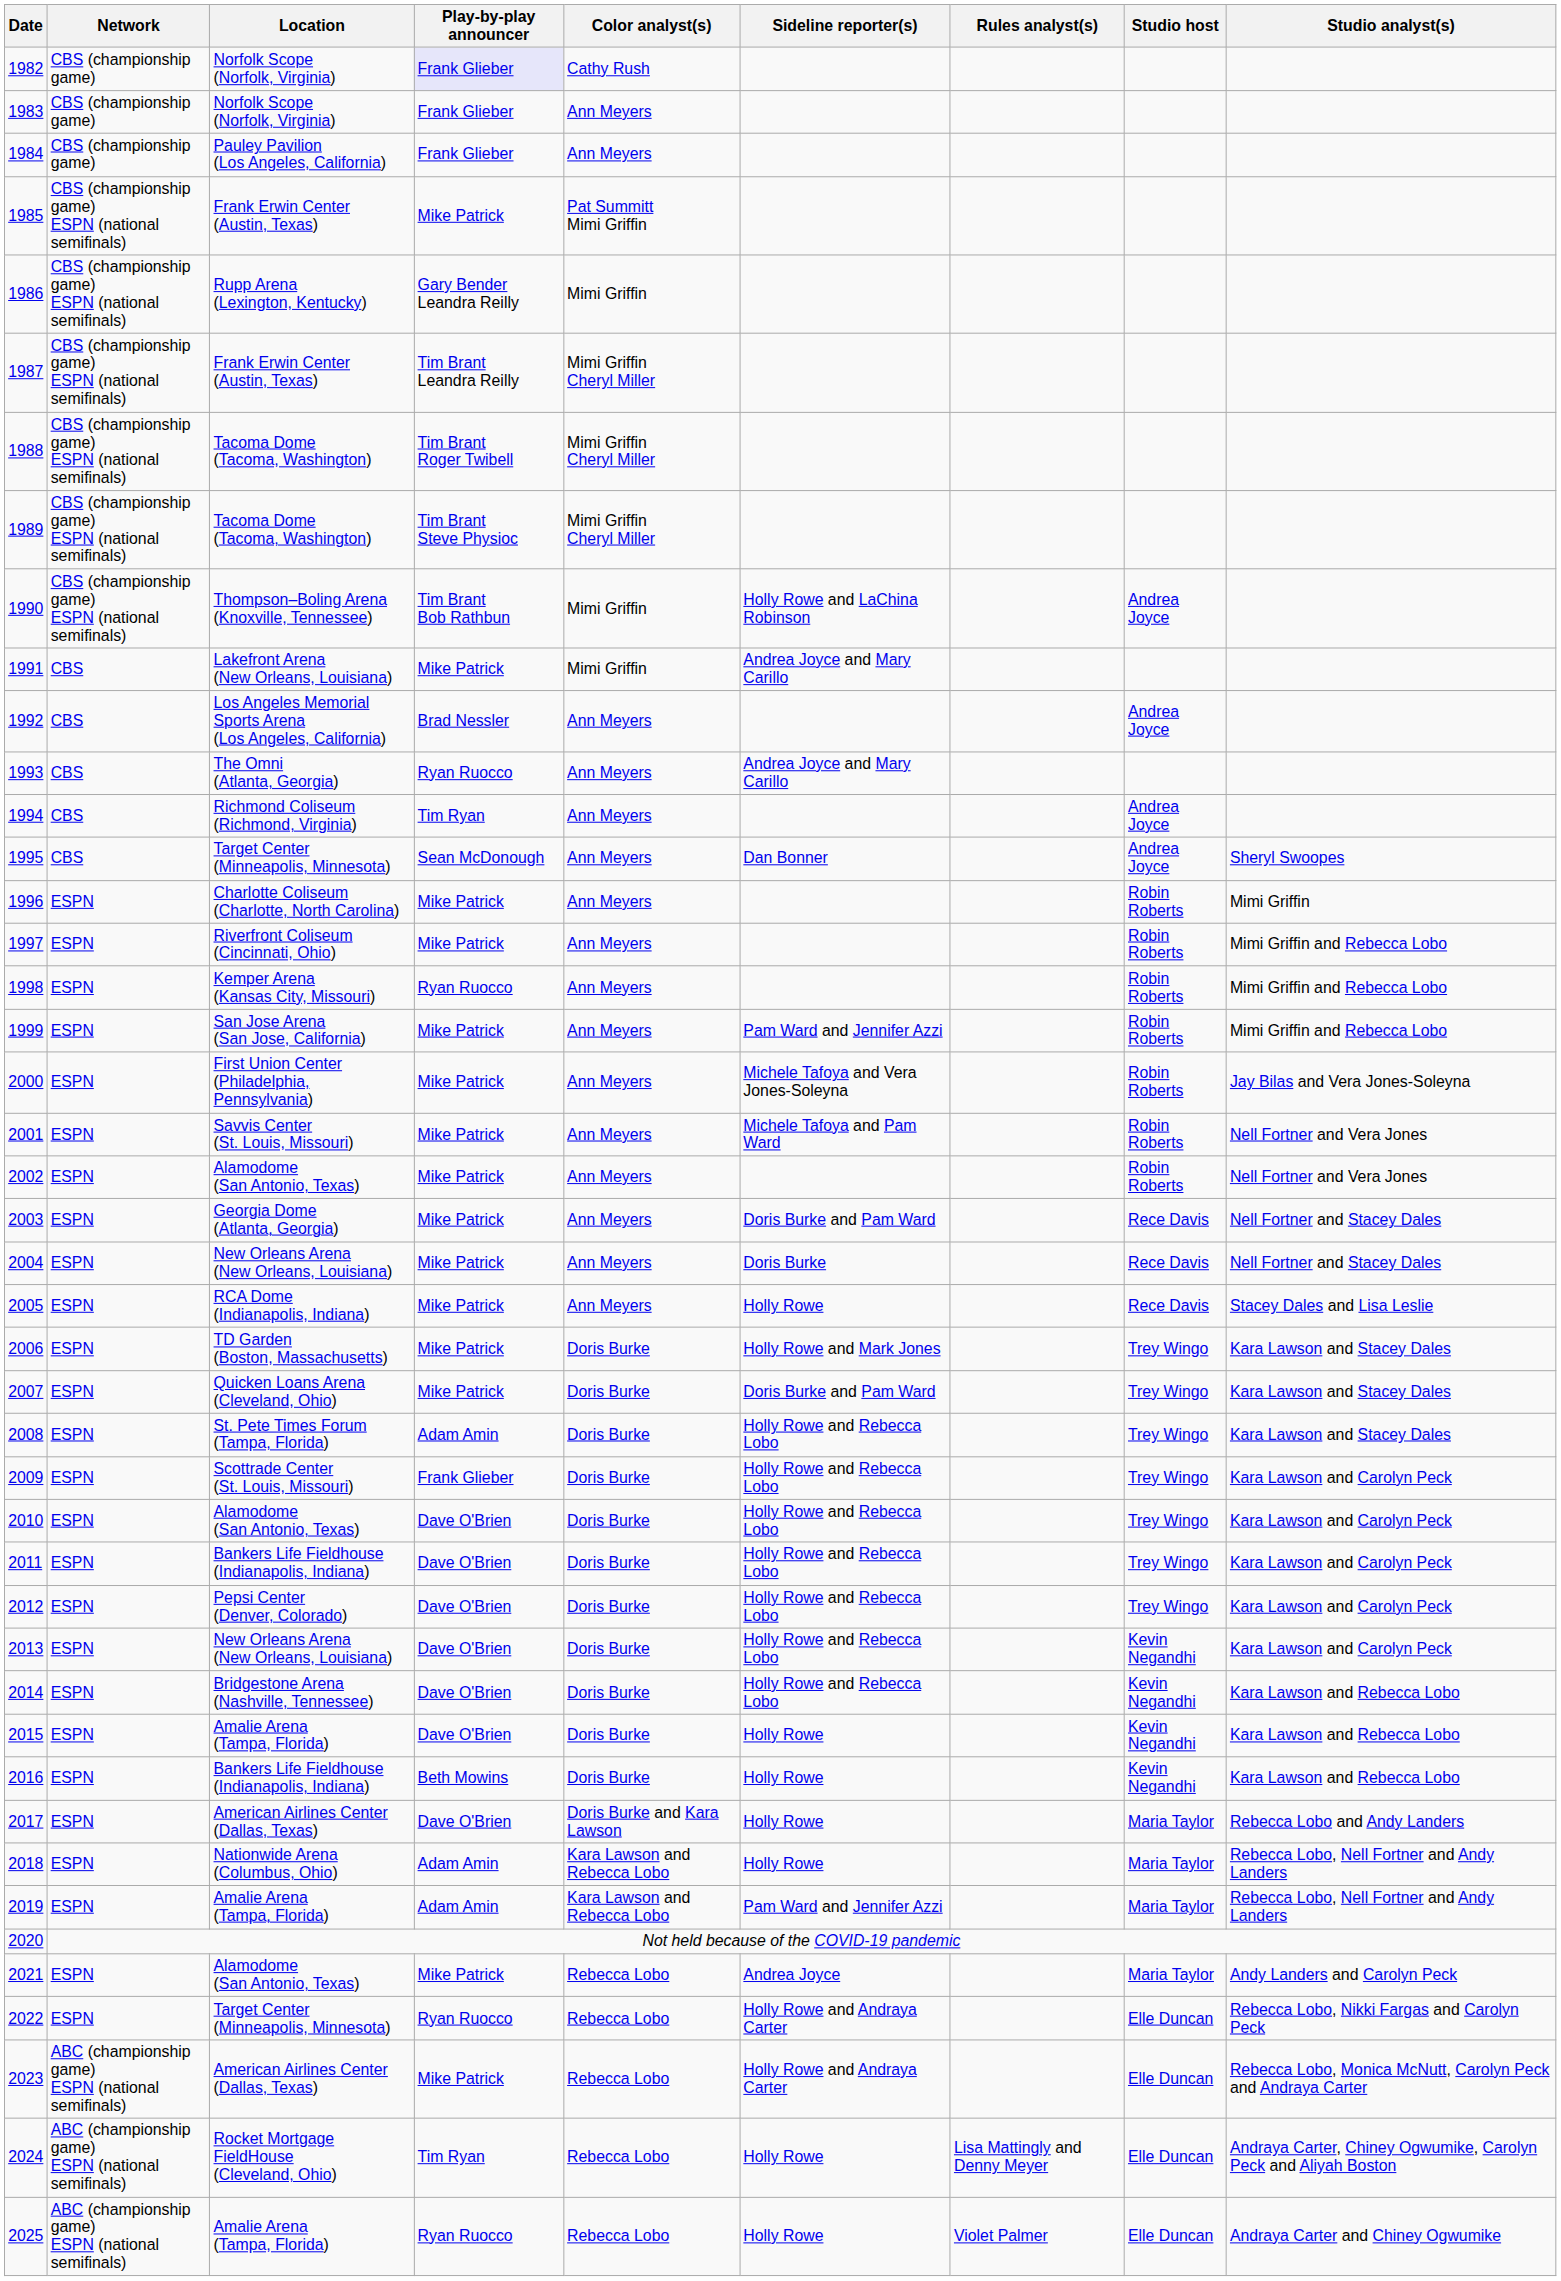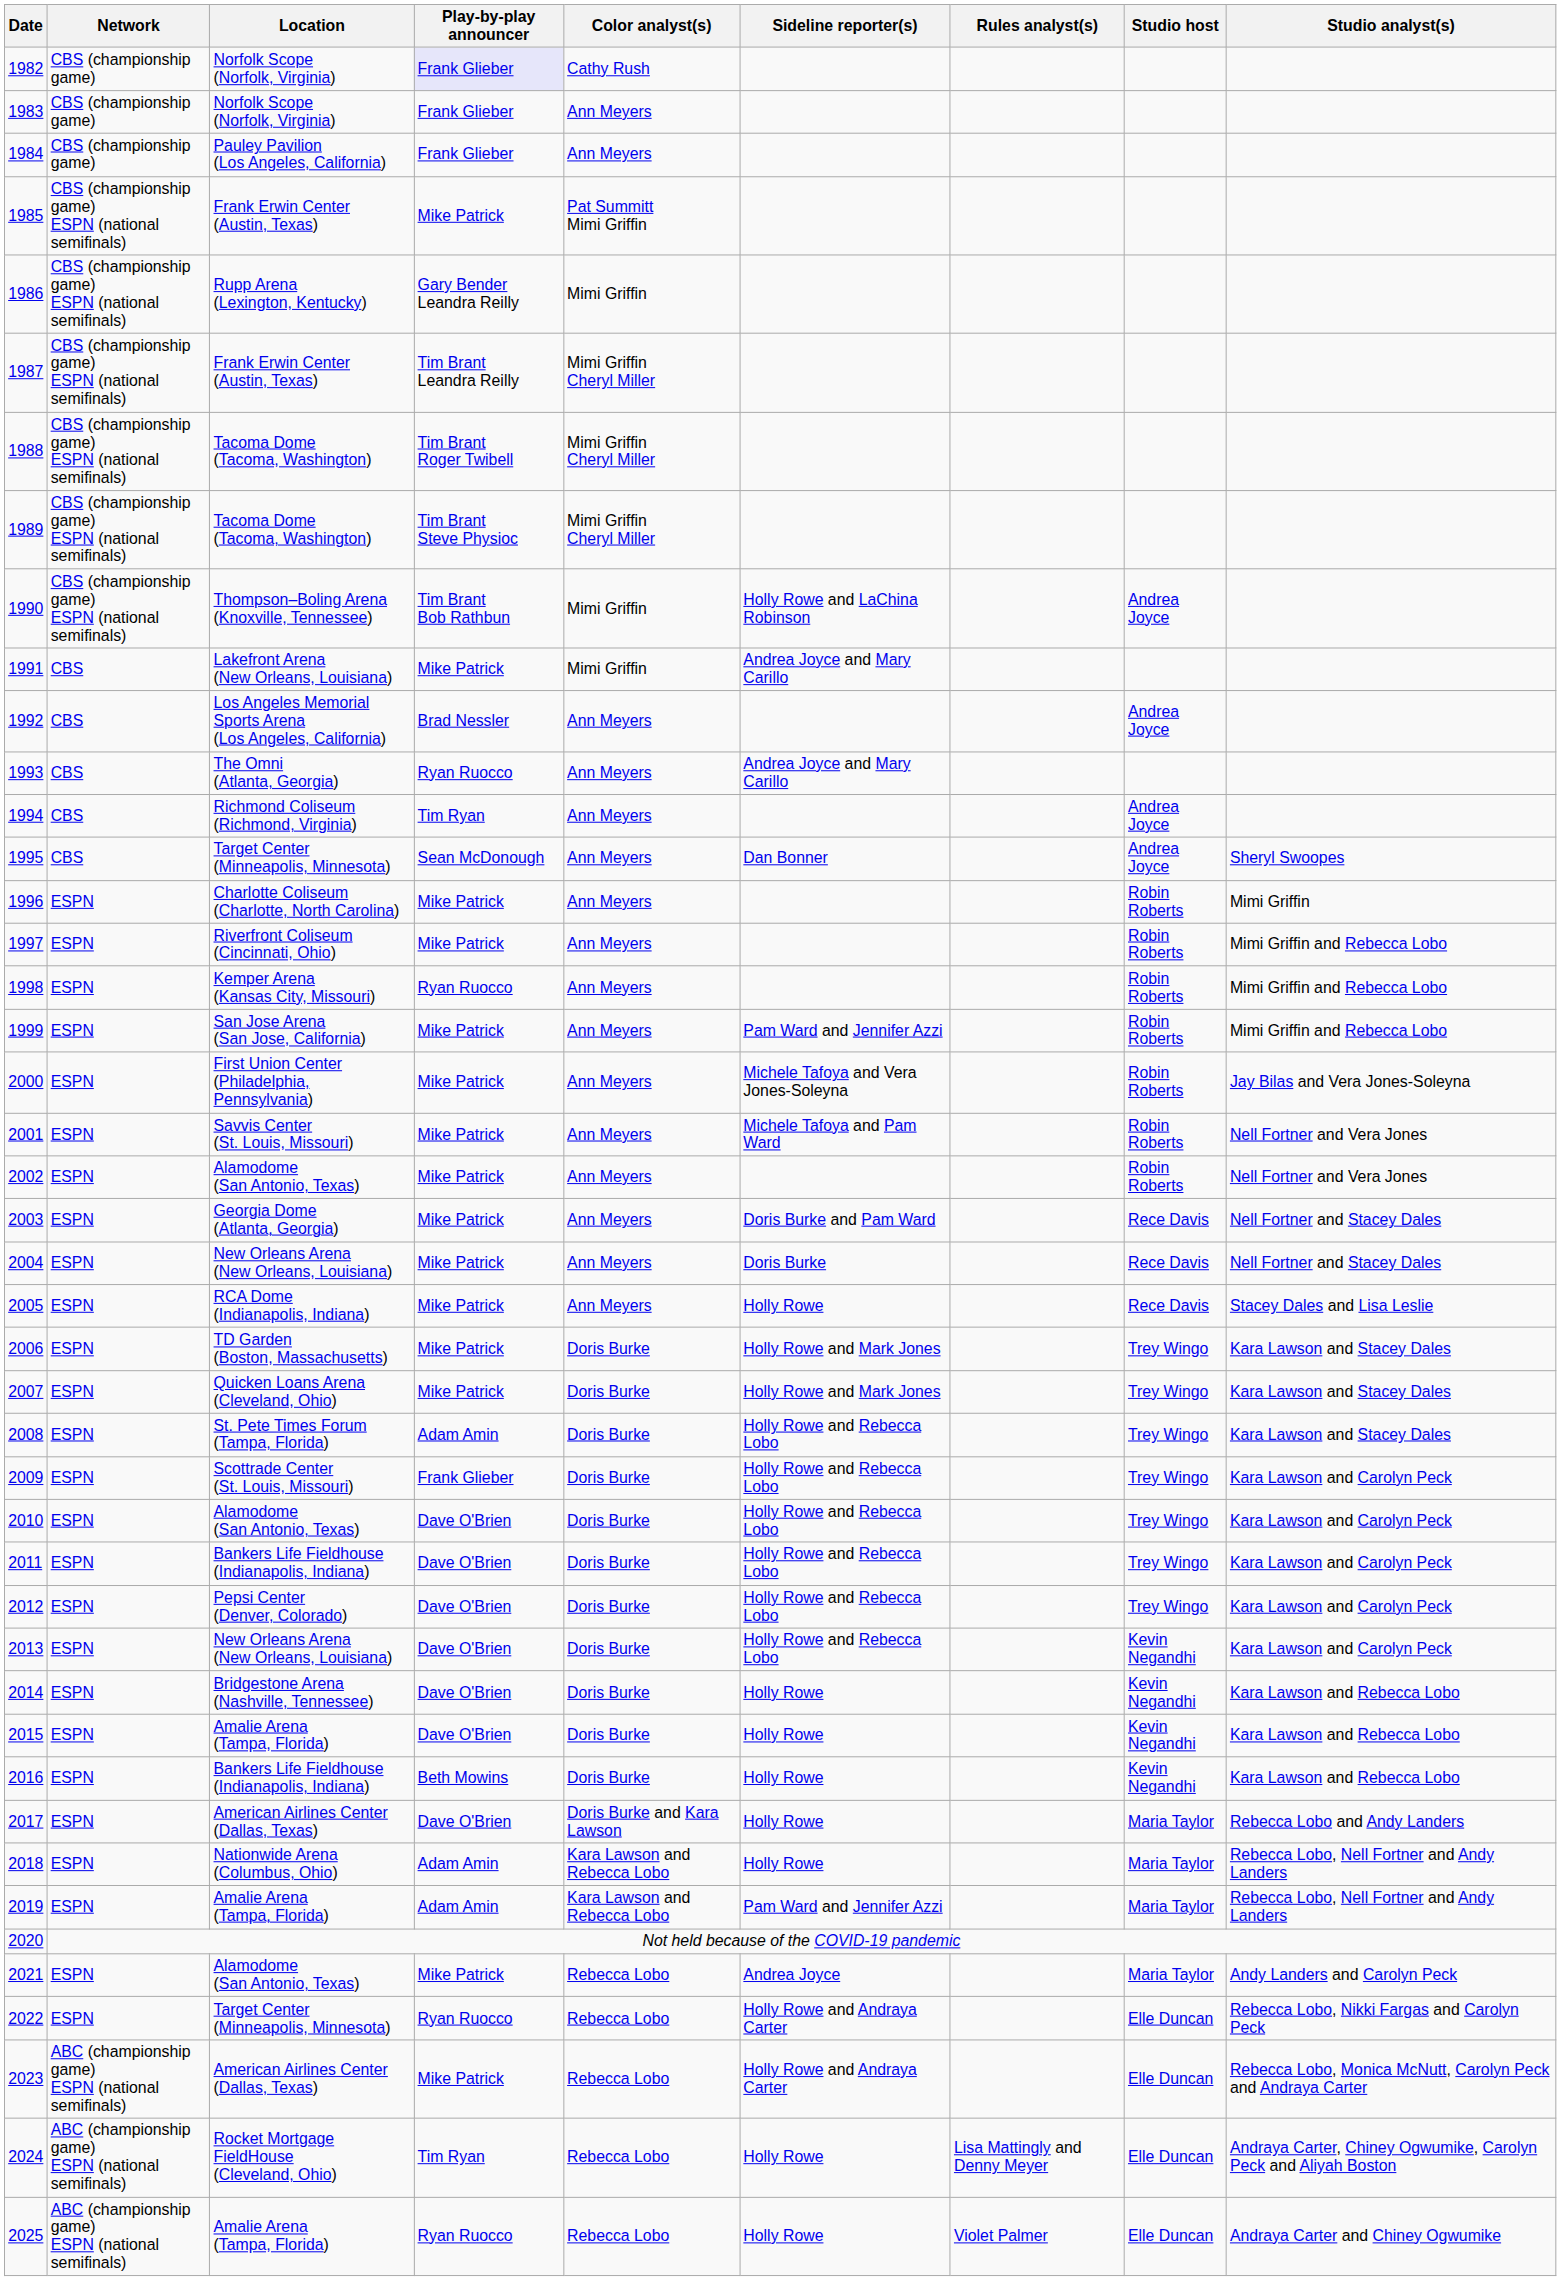(839, 1391) Doris Burke and Pam Ward -> (842, 1391) Holly Rowe and Mark Jones
(832, 1692) Holly Rowe and Rebecca Lobo -> (783, 1692) Holly Rowe
